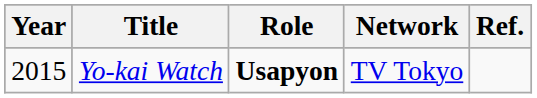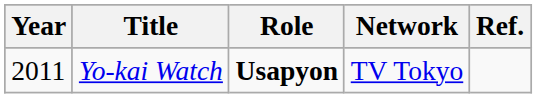(39, 69) 2015 -> (38, 69) 2011
